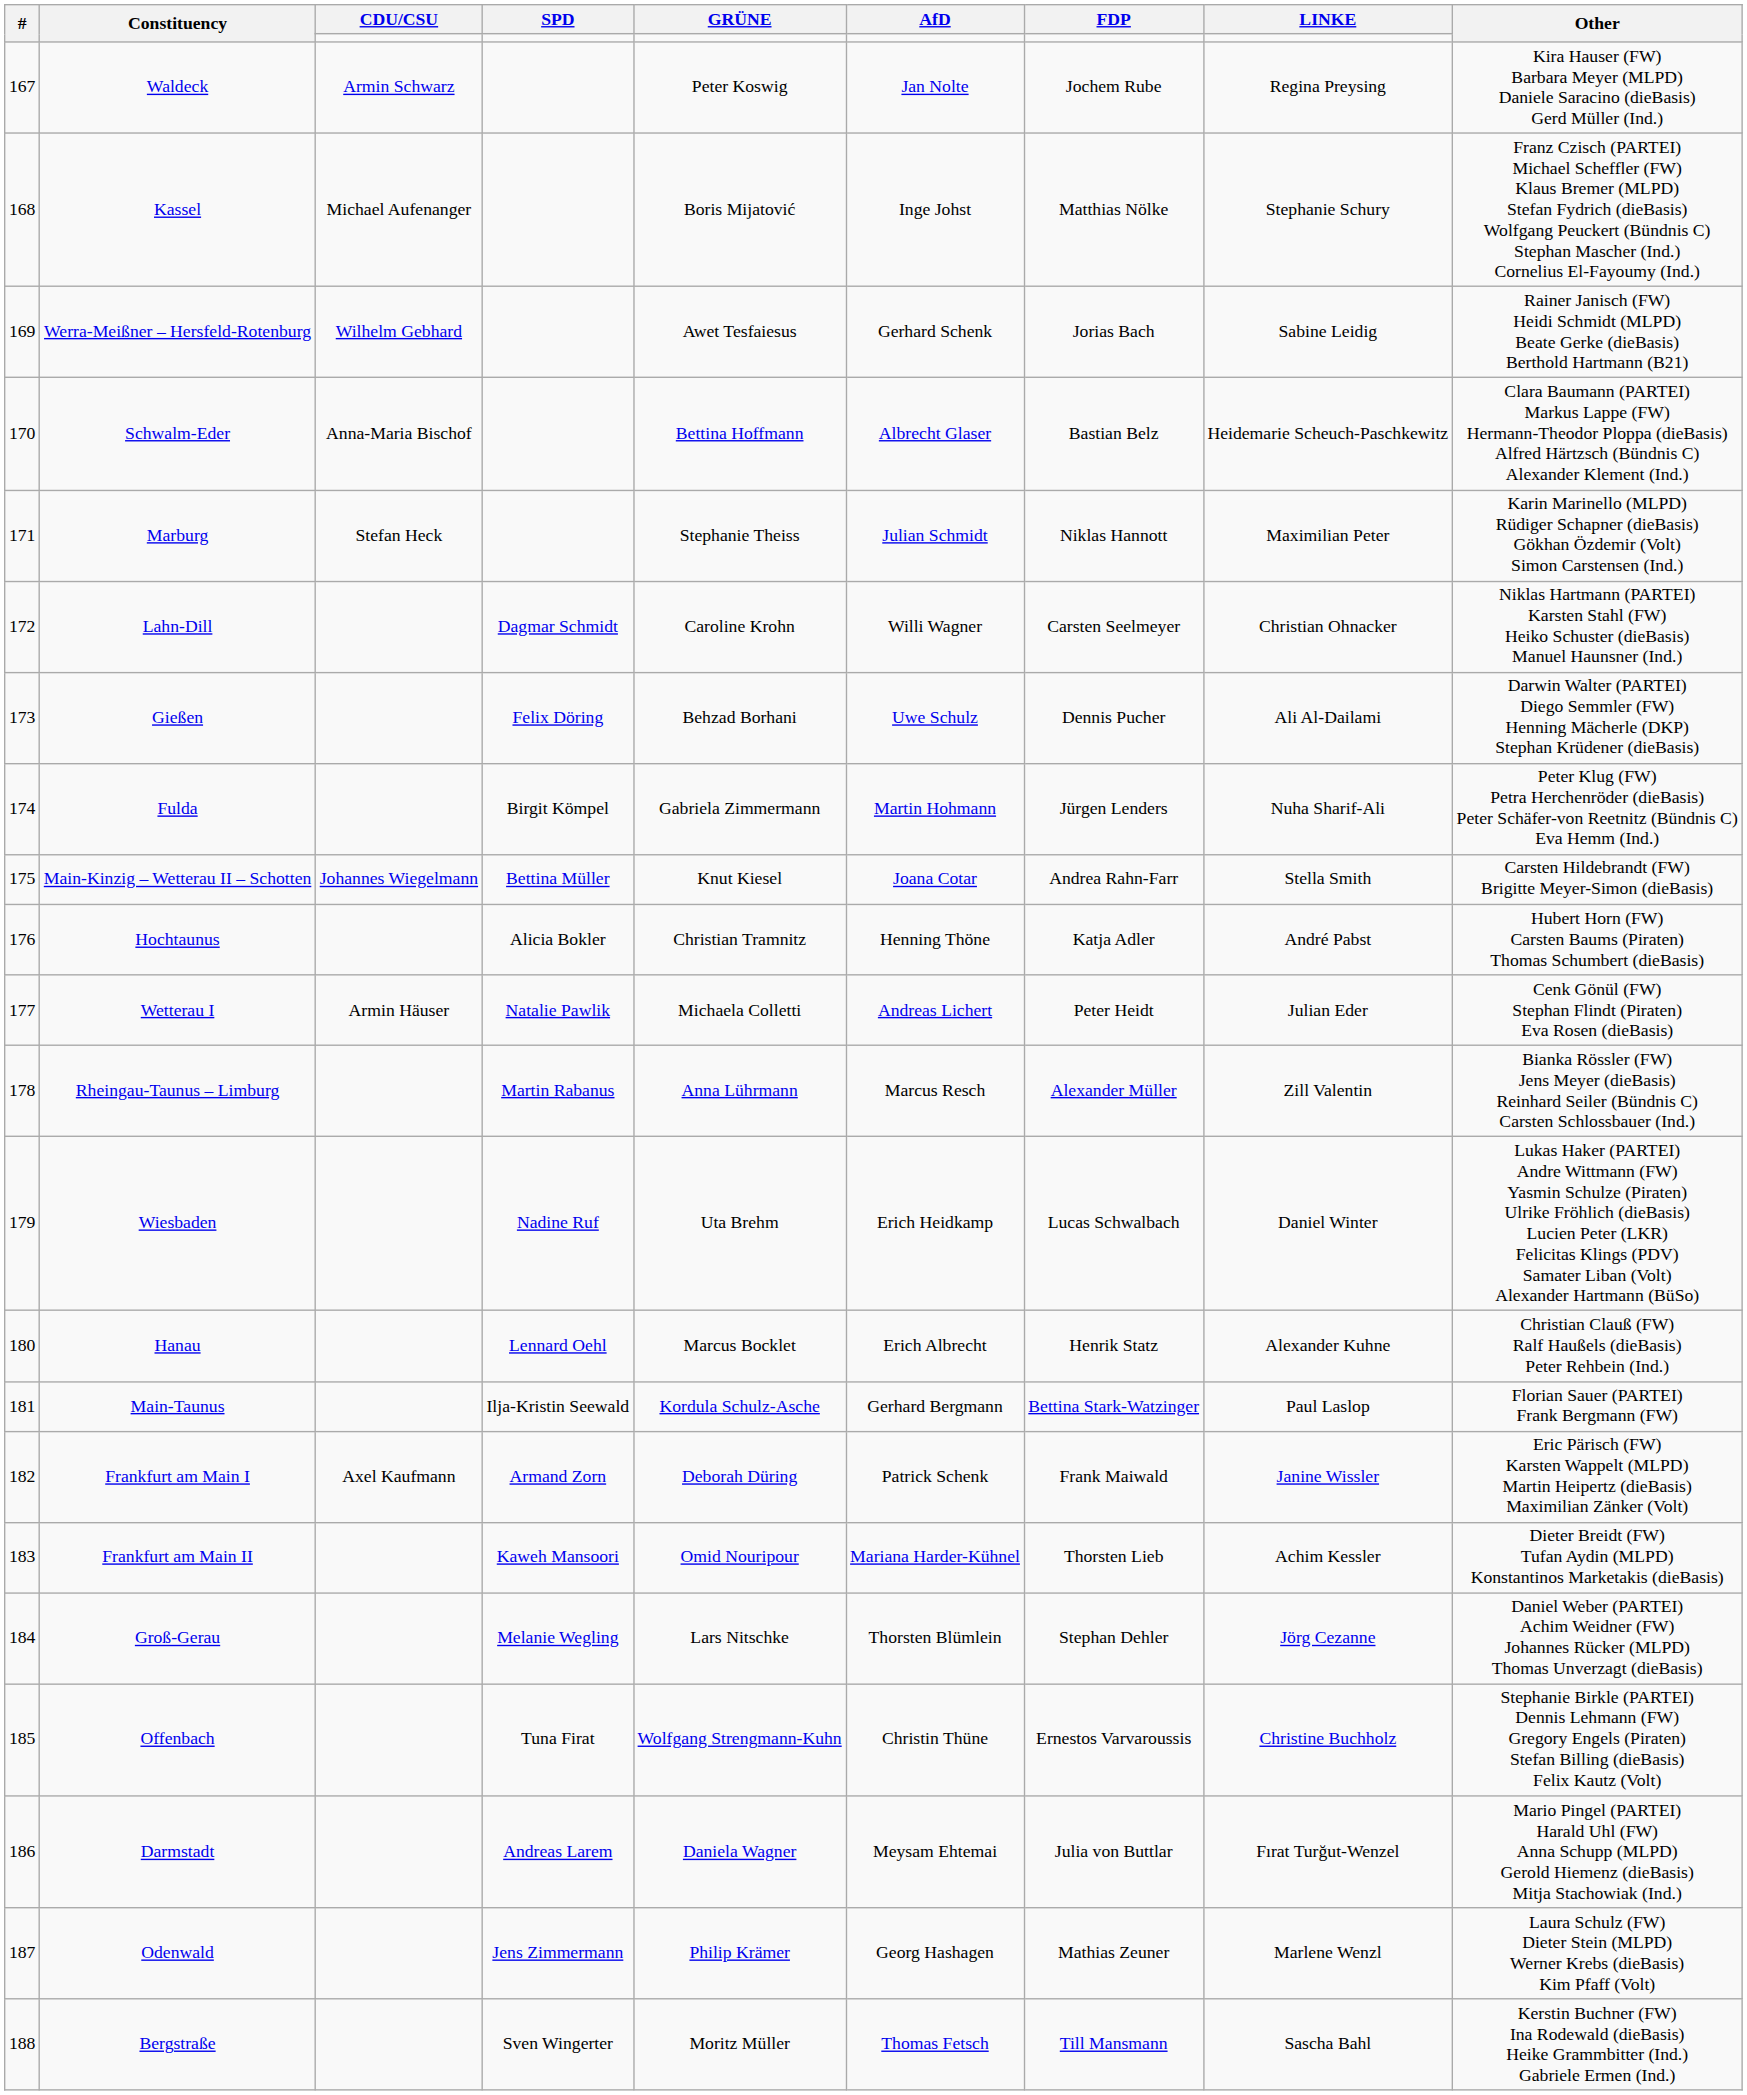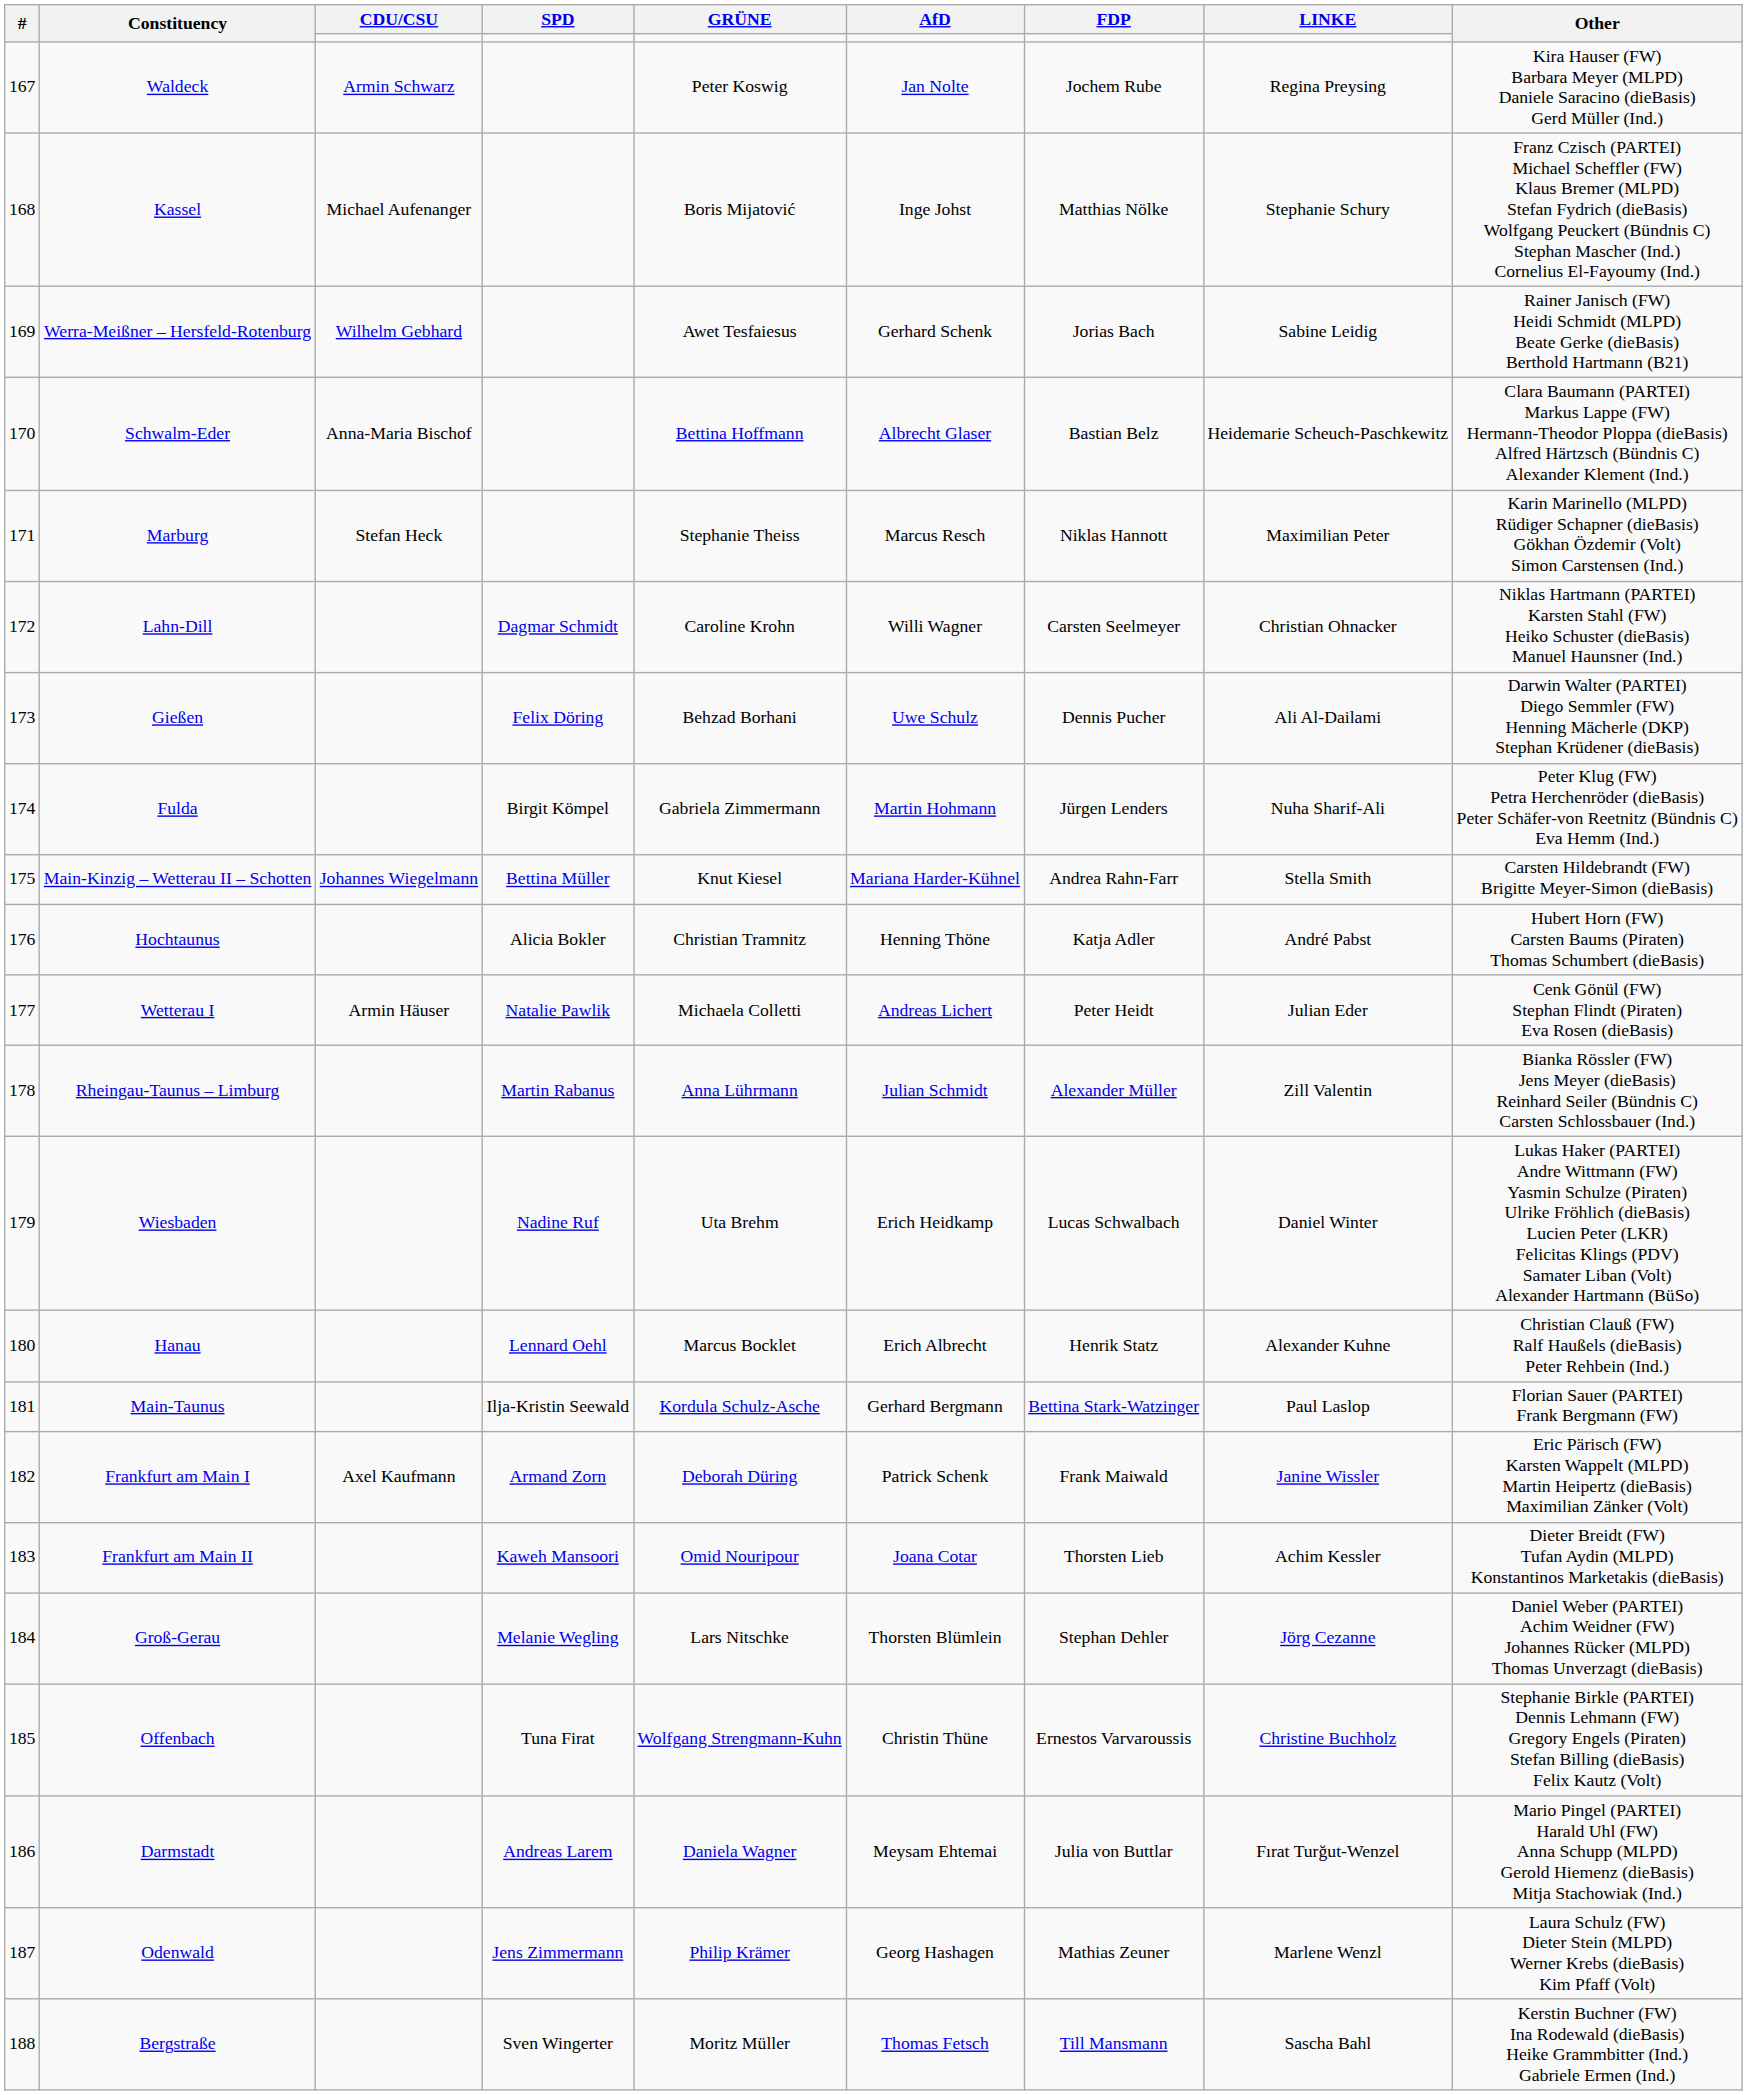(935, 535) Julian Schmidt -> (935, 535) Marcus Resch
(935, 879) Joana Cotar -> (935, 879) Mariana Harder-Kühnel
(935, 1090) Marcus Resch -> (935, 1090) Julian Schmidt
(935, 1557) Mariana Harder-Kühnel -> (935, 1557) Joana Cotar
